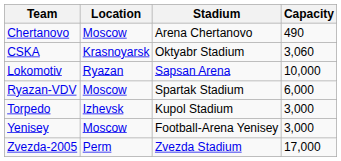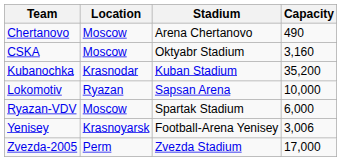(116, 52) Krasnoyarsk -> (105, 52) Moscow
(299, 52) 3,060 -> (299, 52) 3,160
+ row: (41, 71)
- row: (29, 109)
(105, 128) Moscow -> (116, 128) Krasnoyarsk
(299, 128) 3,000 -> (299, 128) 3,006
